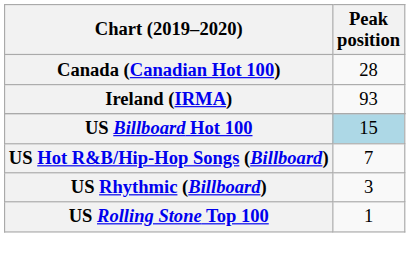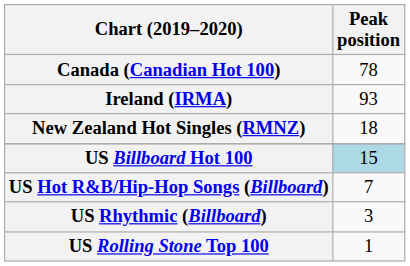(369, 69) 28 -> (369, 69) 78
+ row: (169, 128)
